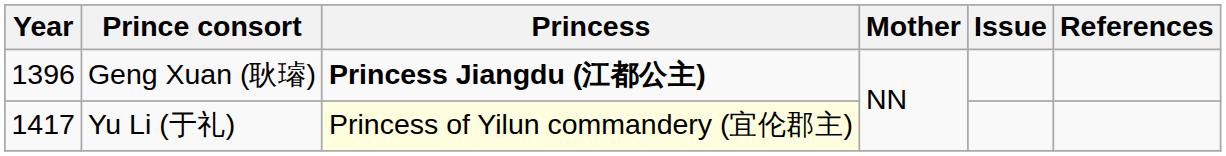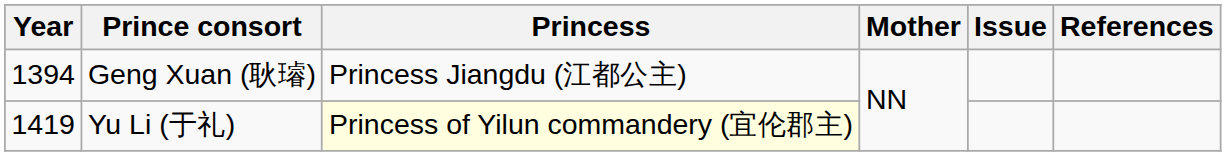(43, 74) 1396 -> (43, 74) 1394
(517, 74) bold -> (508, 74) normal
(43, 125) 1417 -> (43, 125) 1419
